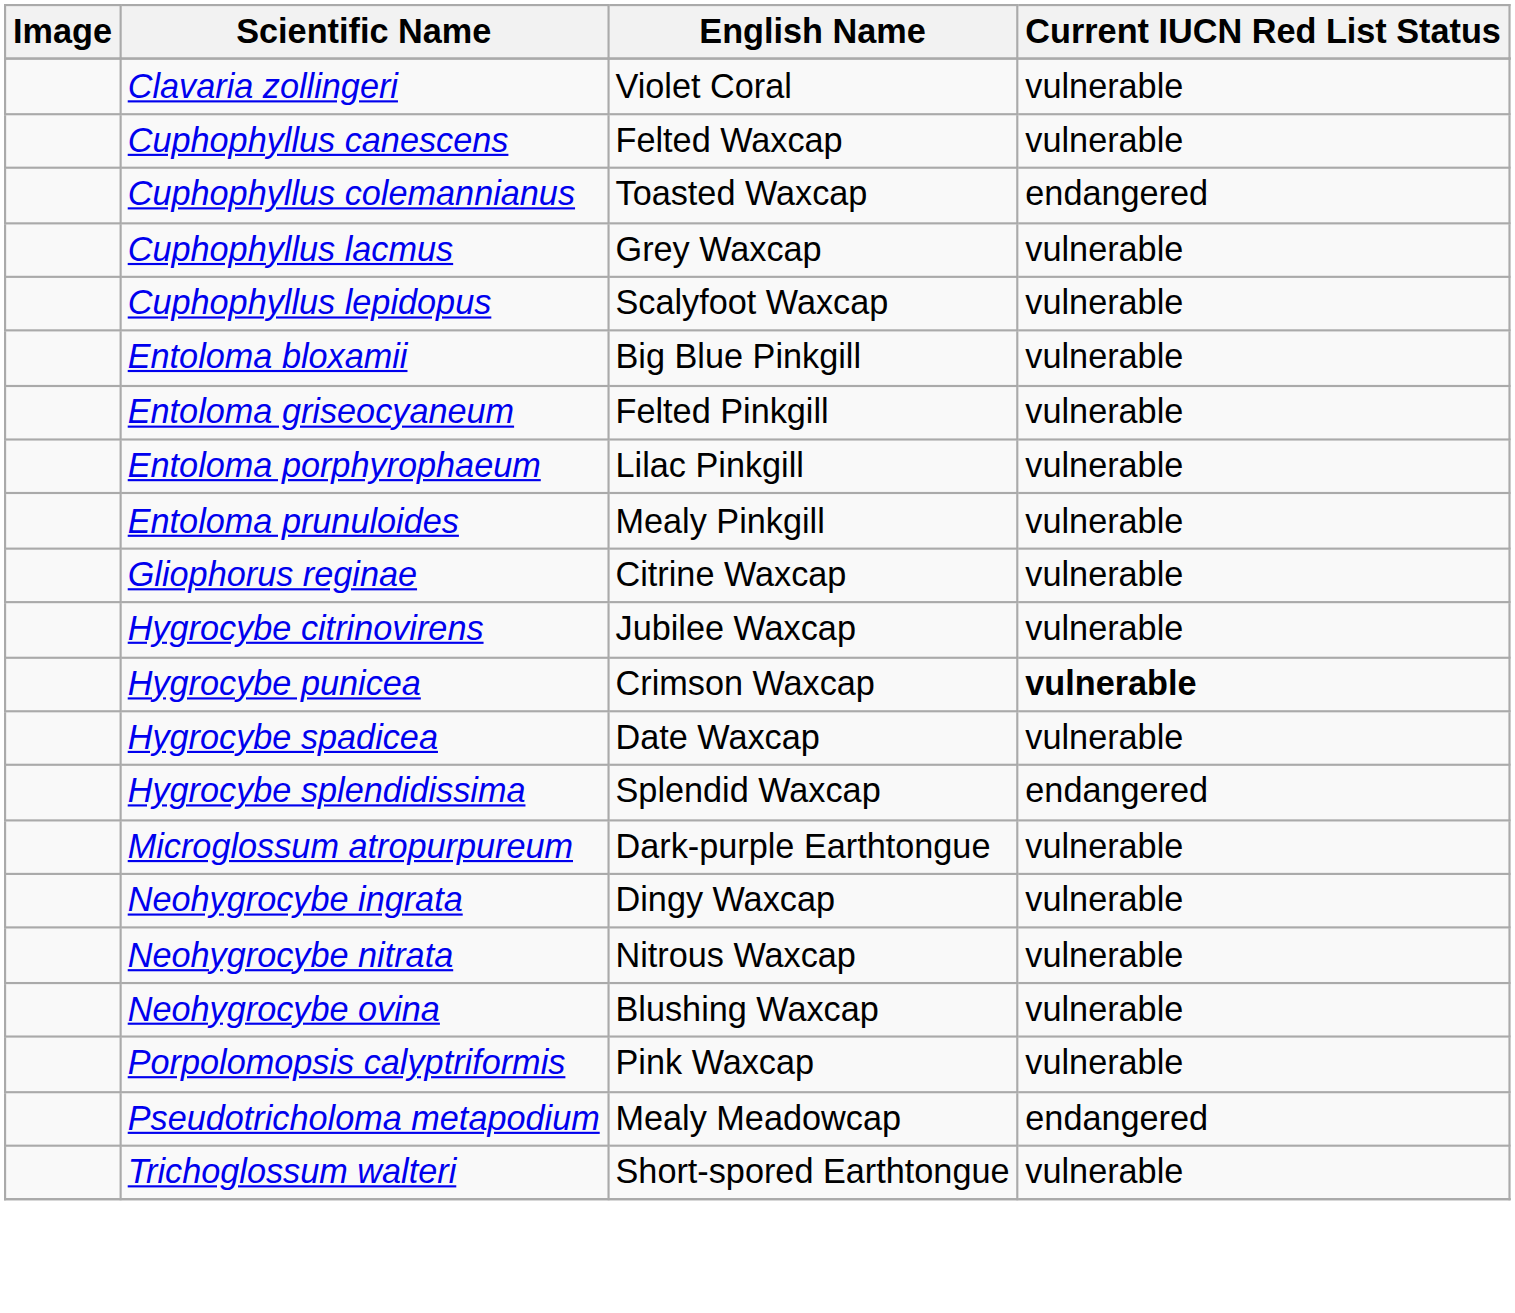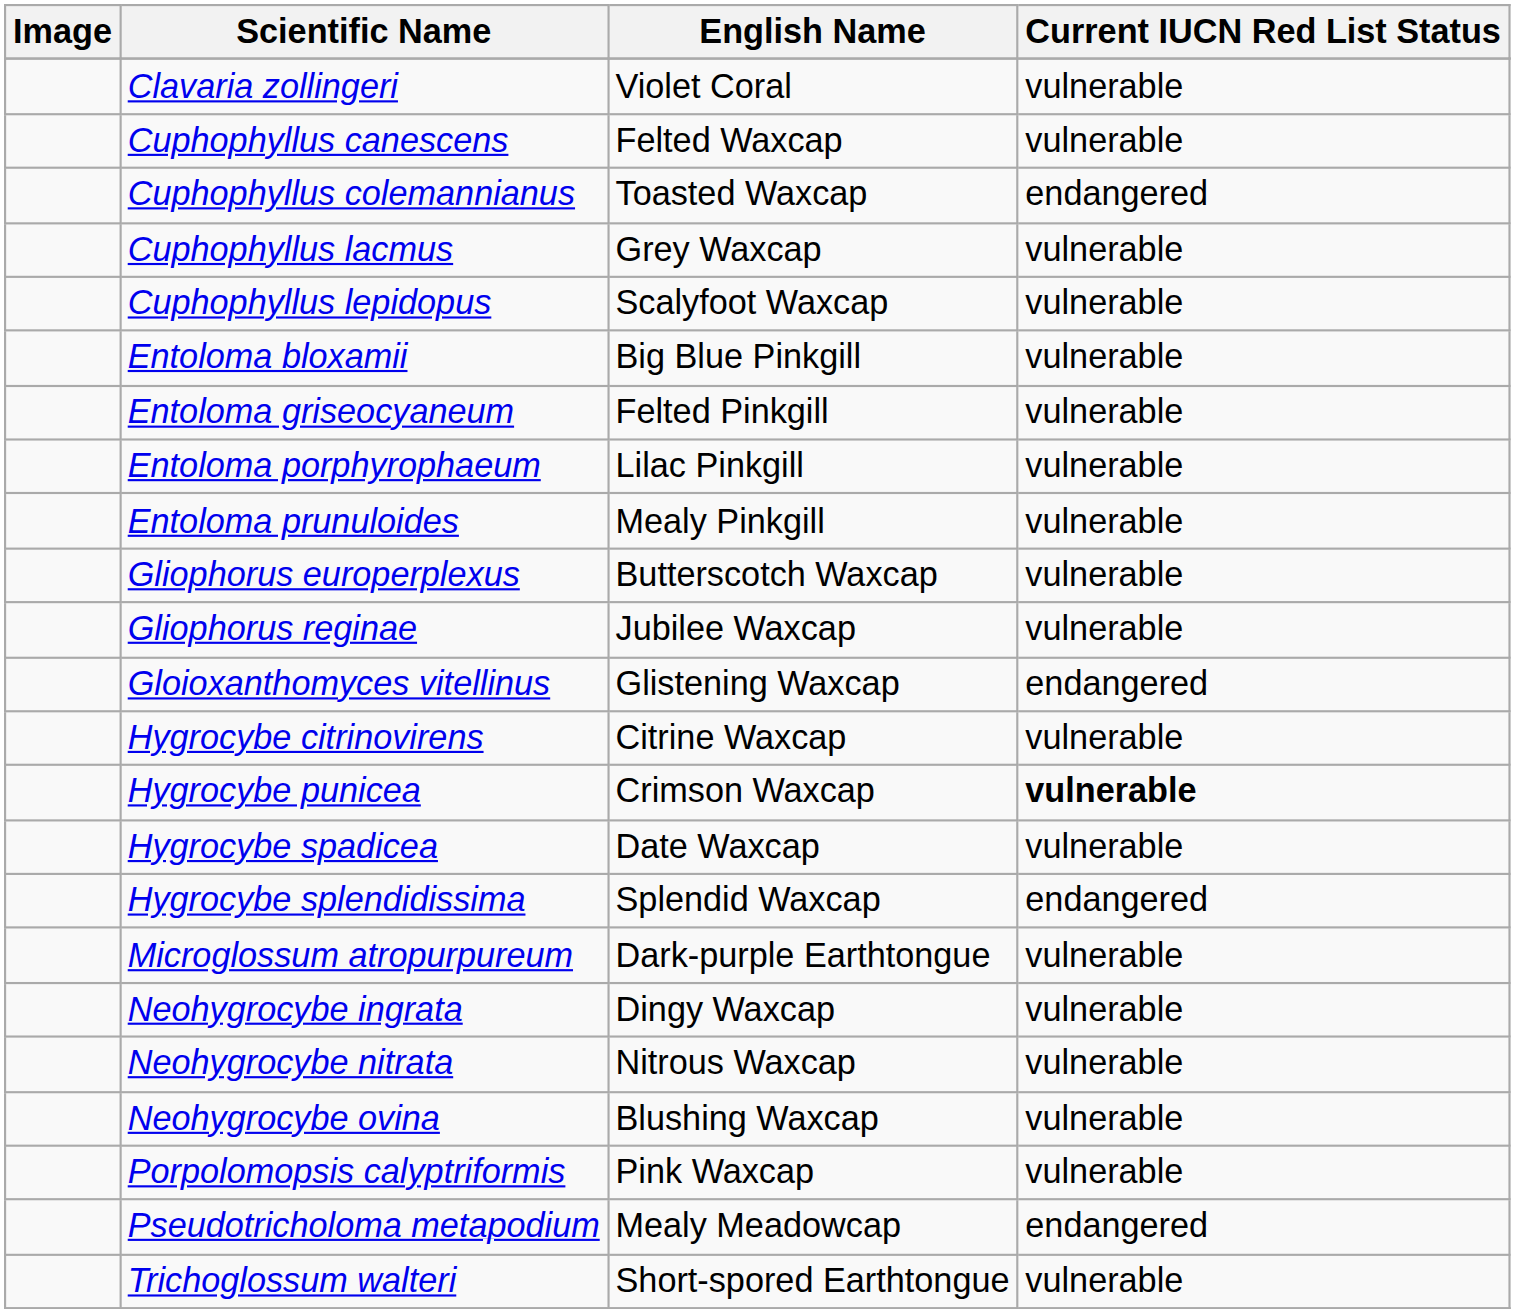+ row: (324, 574)
(731, 574) Citrine Waxcap -> (736, 628) Jubilee Waxcap
+ row: (339, 683)
(736, 628) Jubilee Waxcap -> (731, 737) Citrine Waxcap
